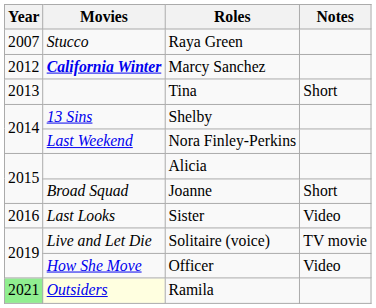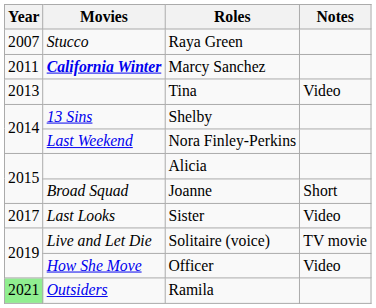(24, 66) 2012 -> (23, 66) 2011
(320, 91) Short -> (322, 91) Video
(24, 215) 2016 -> (24, 215) 2017
(77, 290) lightyellow background -> (77, 290) no background
